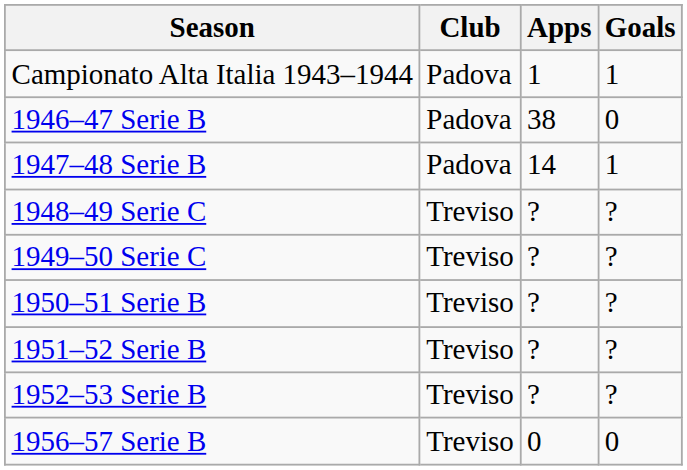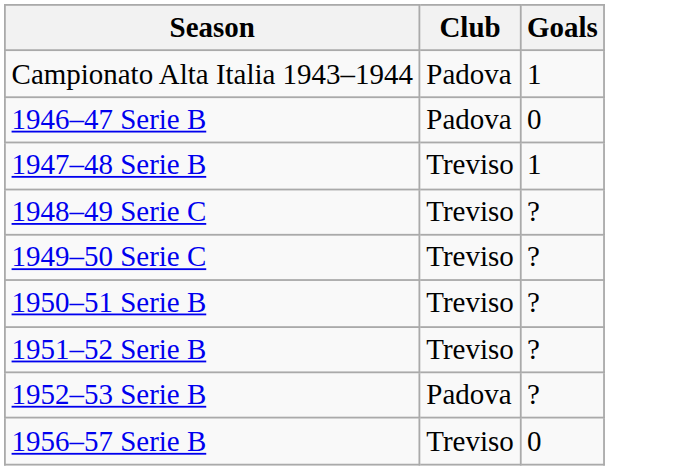- column: (559, 27)
(469, 165) Padova -> (470, 165) Treviso
(470, 394) Treviso -> (469, 394) Padova
